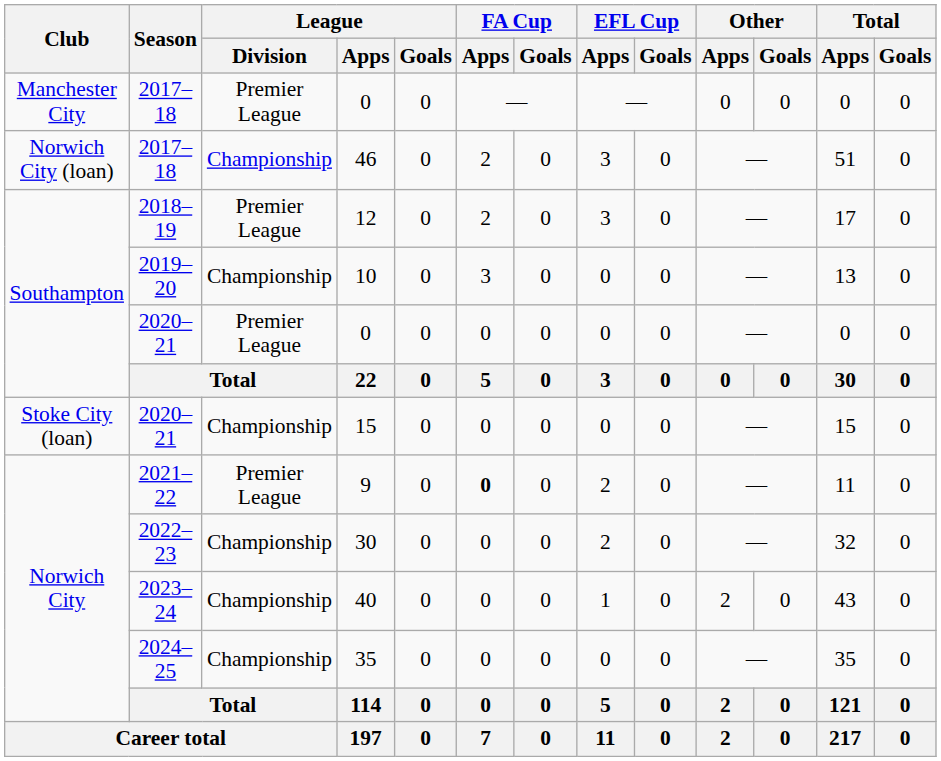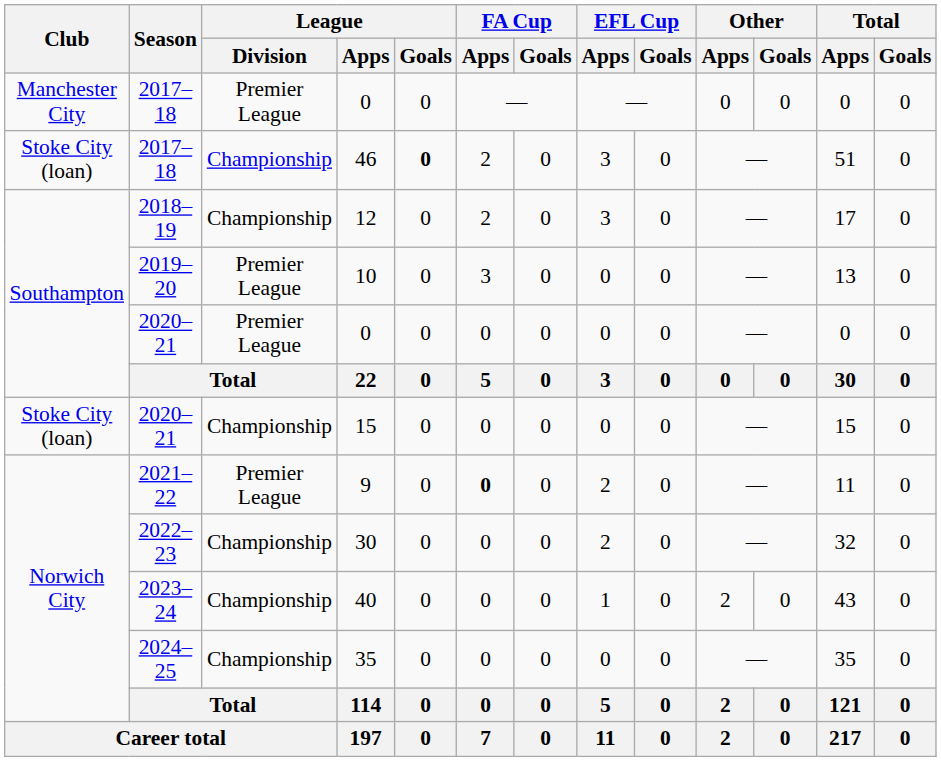(67, 159) Norwich City (loan) -> (67, 159) Stoke City (loan)
(426, 159) normal -> (426, 159) bold
(269, 217) Premier League -> (269, 217) Championship
(269, 275) Championship -> (269, 275) Premier League
